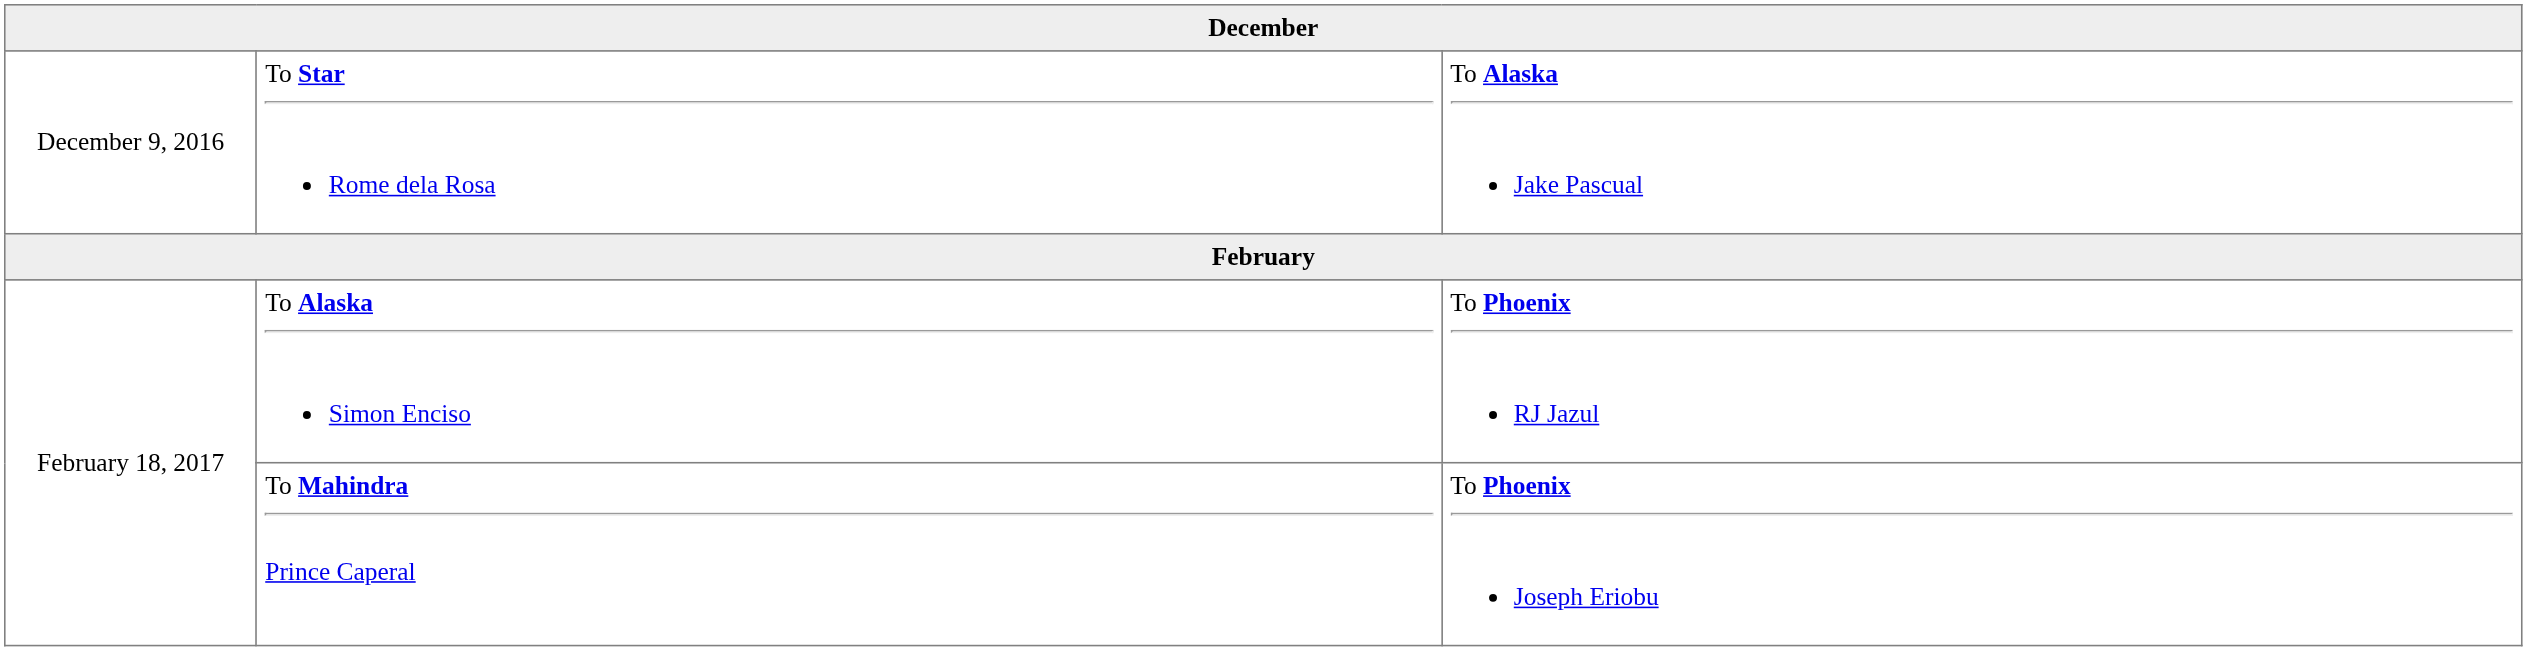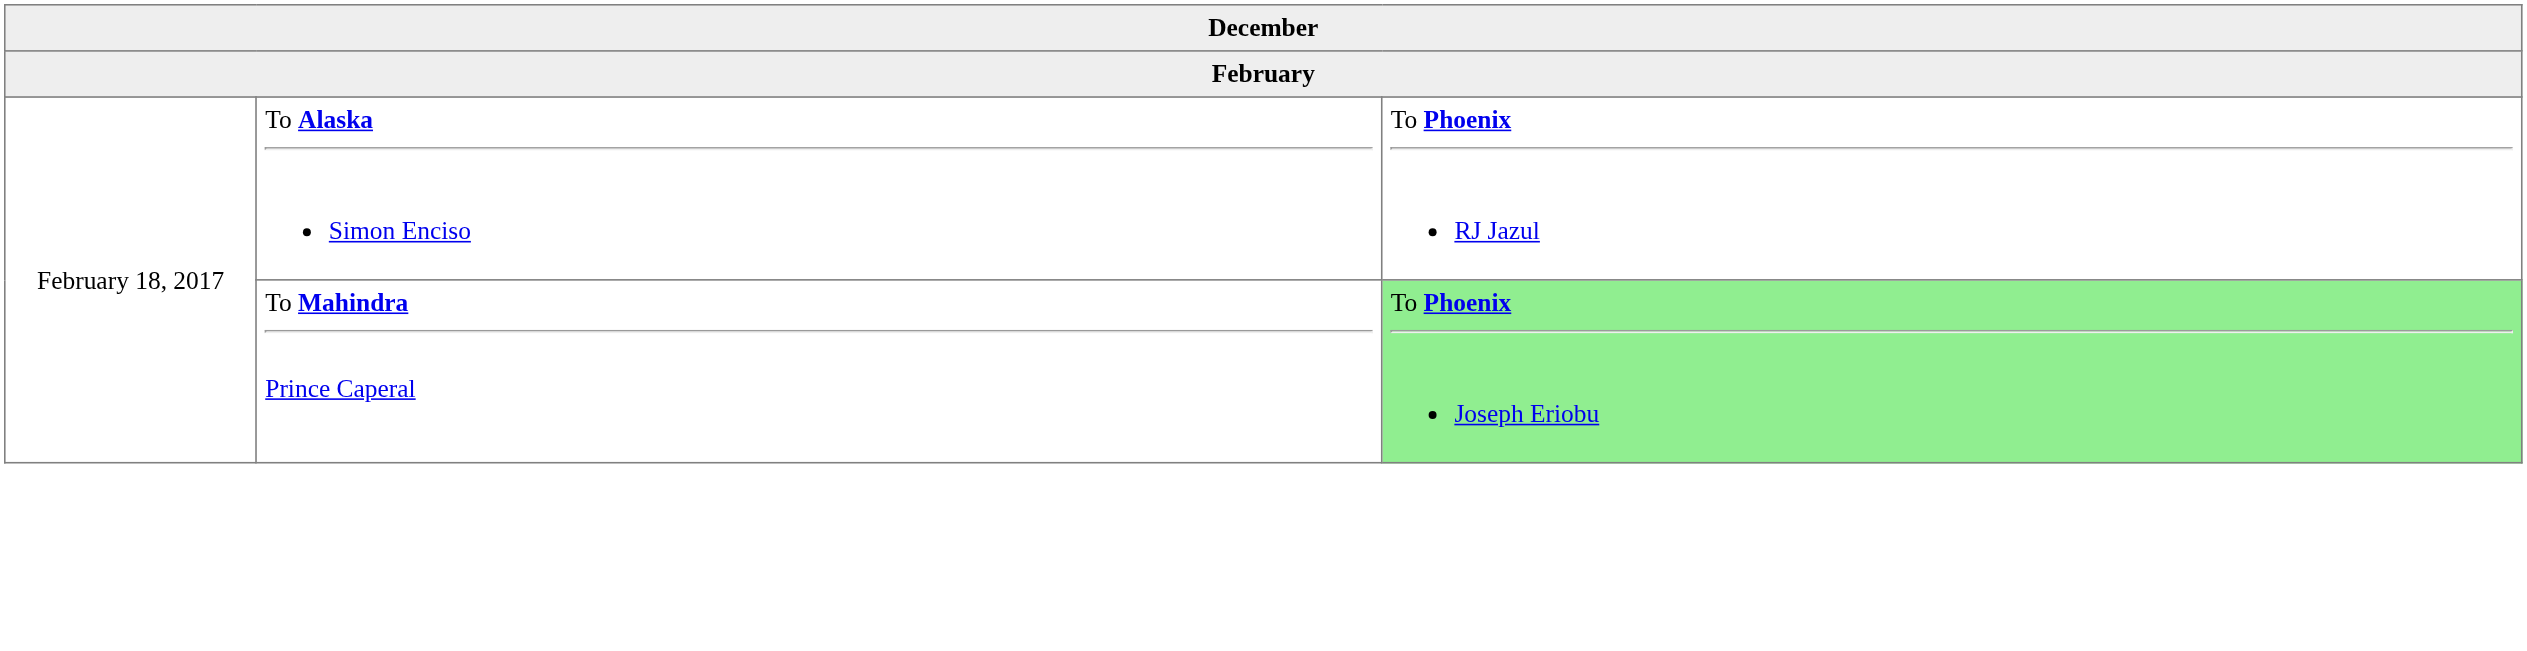- row: (849, 130)
(1982, 541) no background -> (1952, 359) lightgreen background
